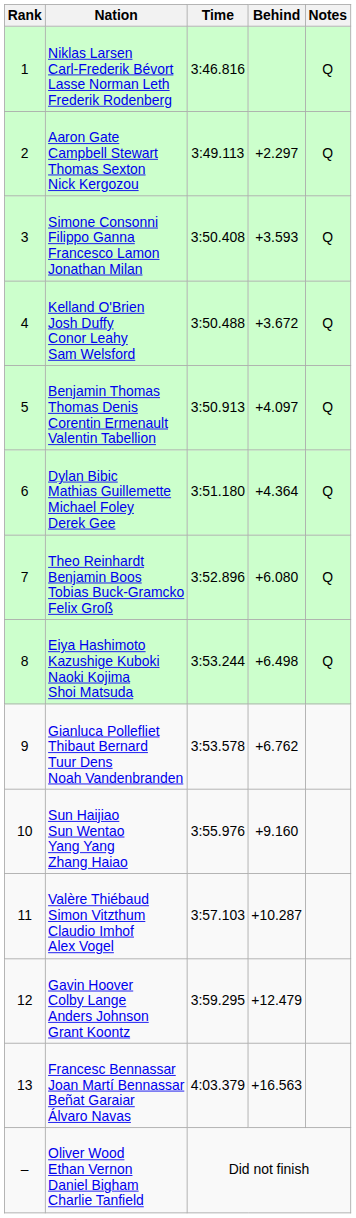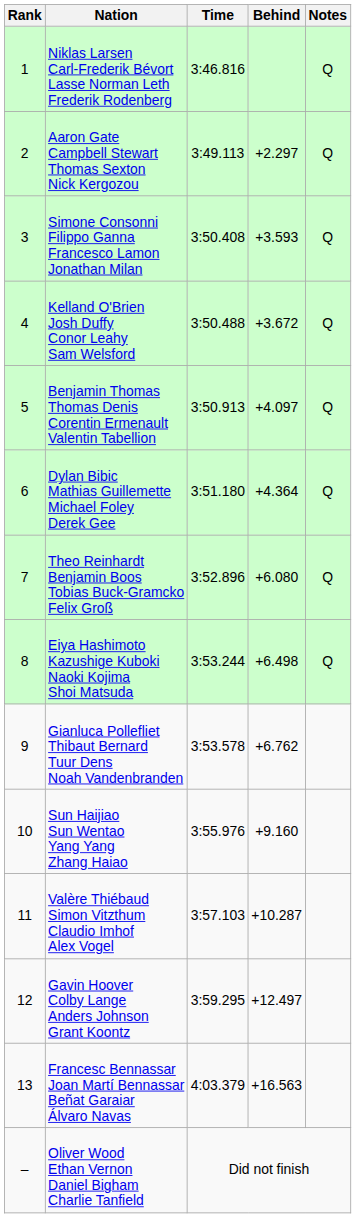(277, 1000) +12.479 -> (277, 1000) +12.497
